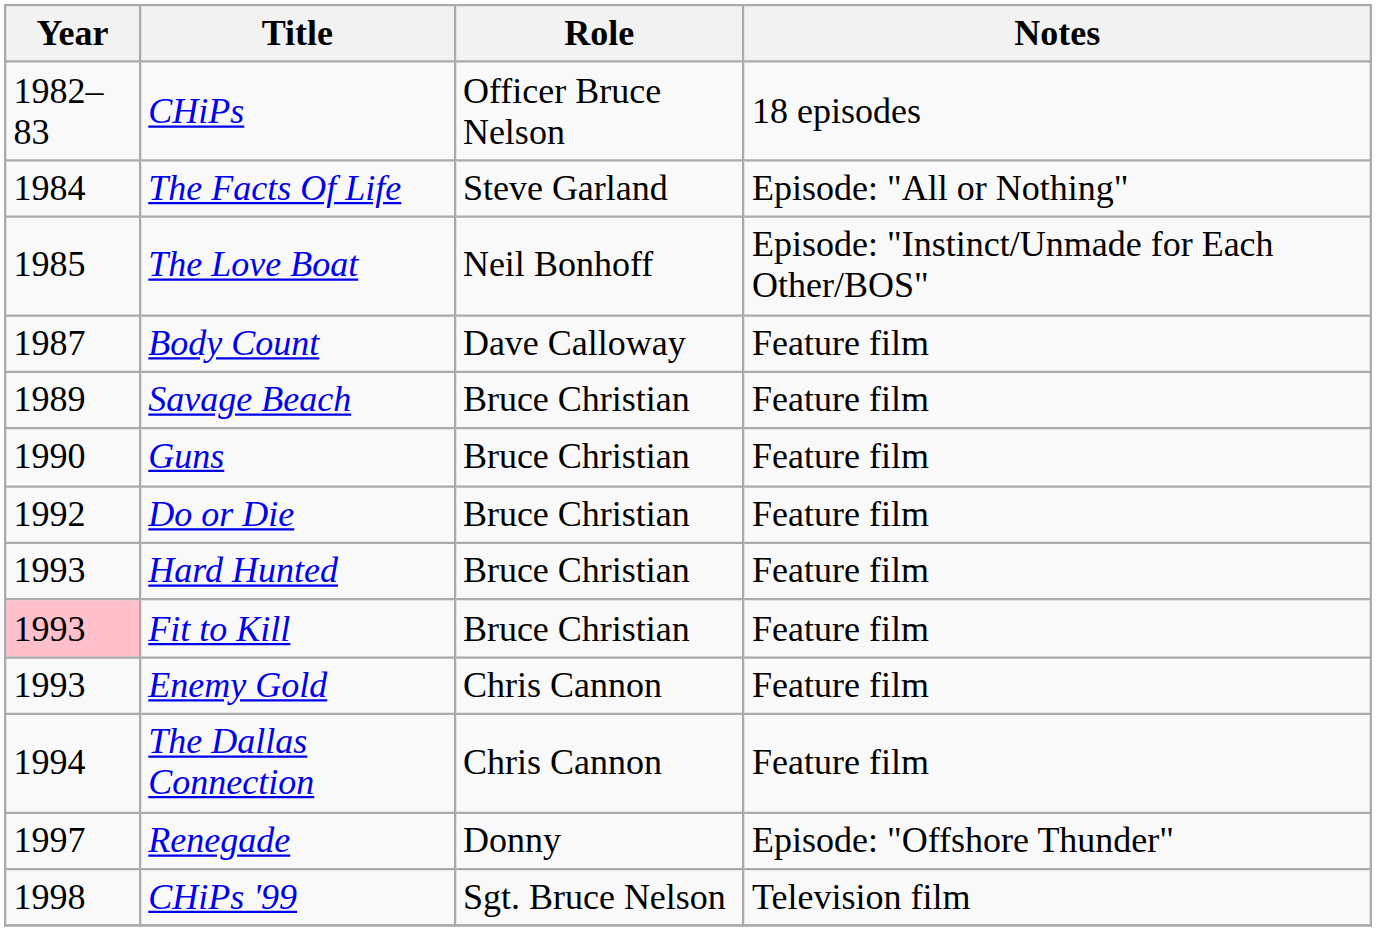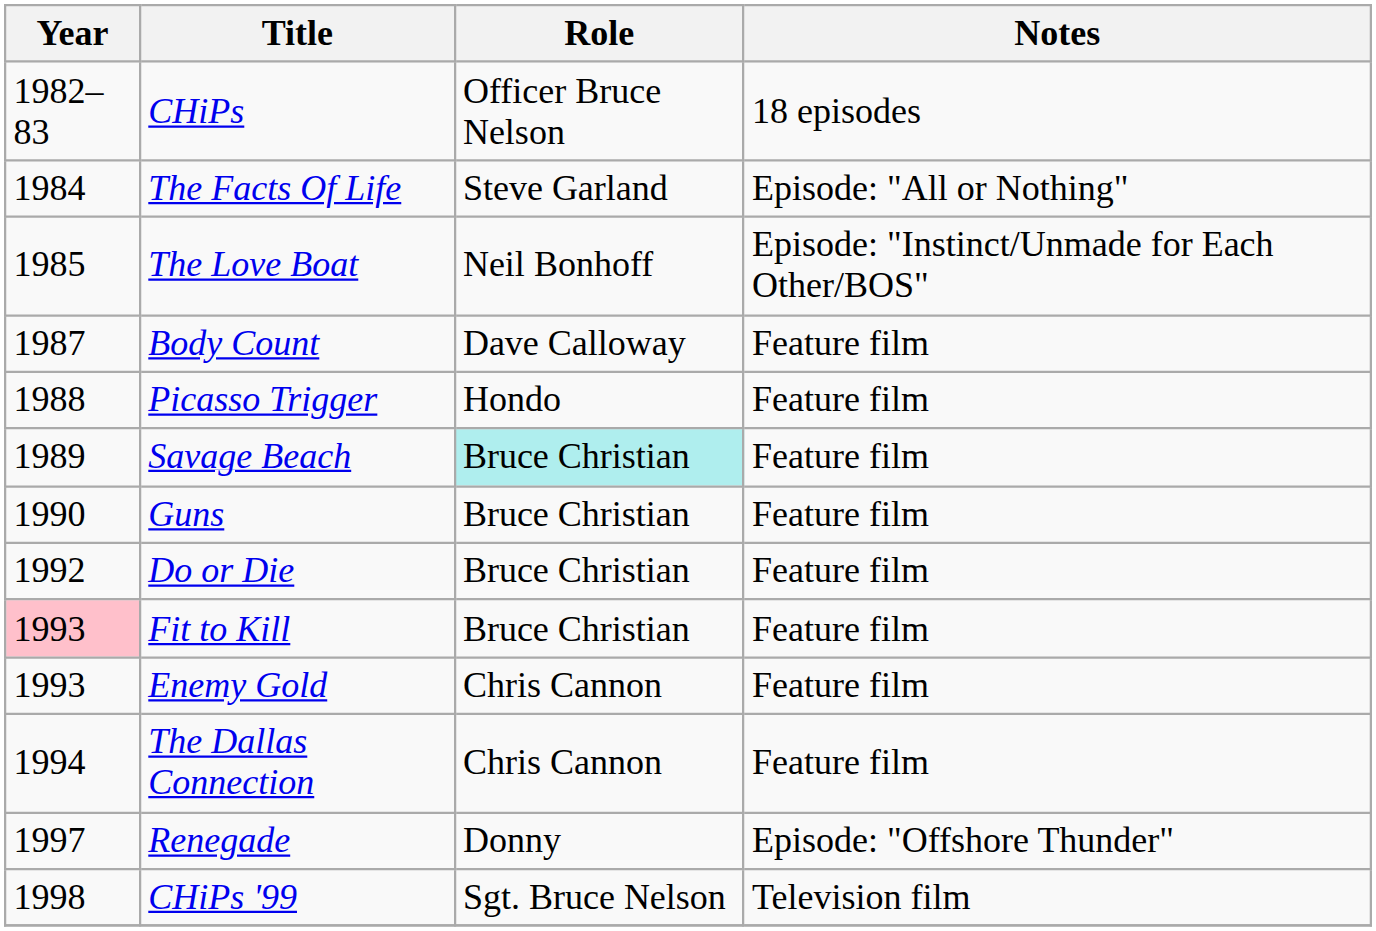+ row: (263, 399)
(576, 399) no background -> (576, 456) paleturquoise background
- row: (243, 570)
